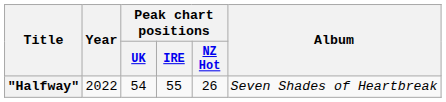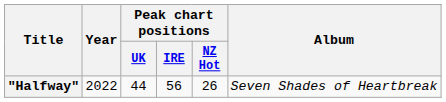(138, 87) 54 -> (138, 87) 44
(174, 87) 55 -> (174, 87) 56
